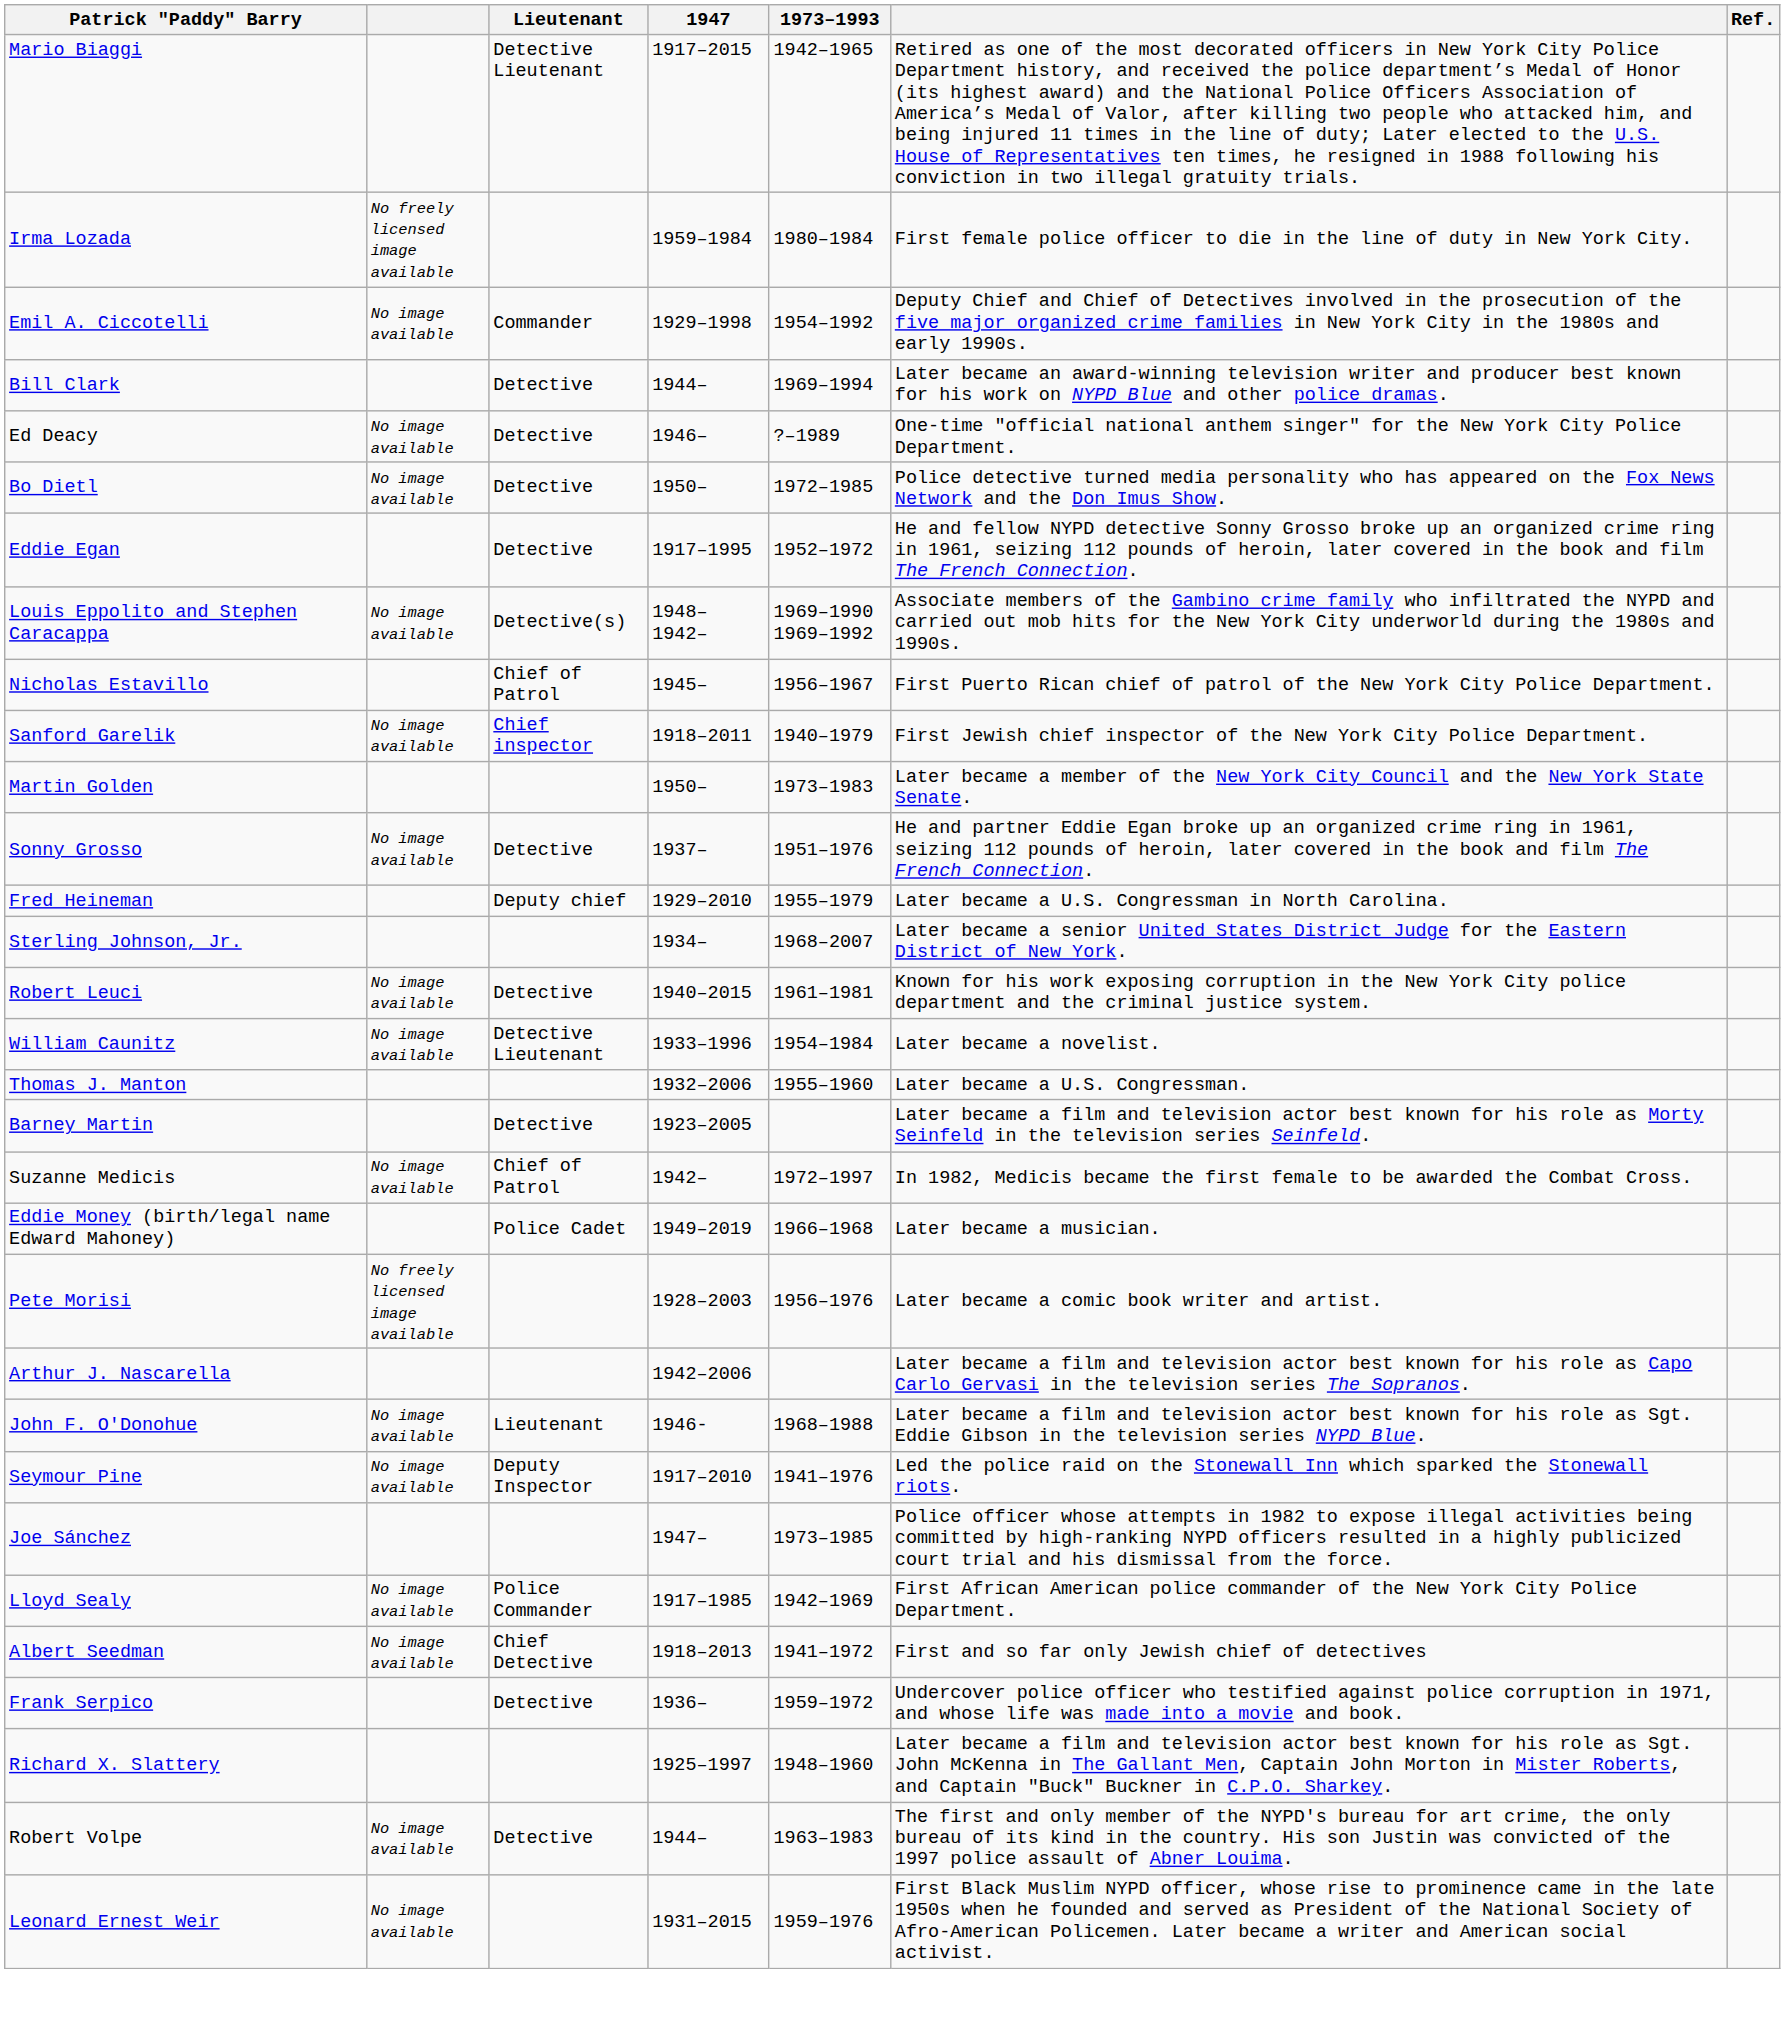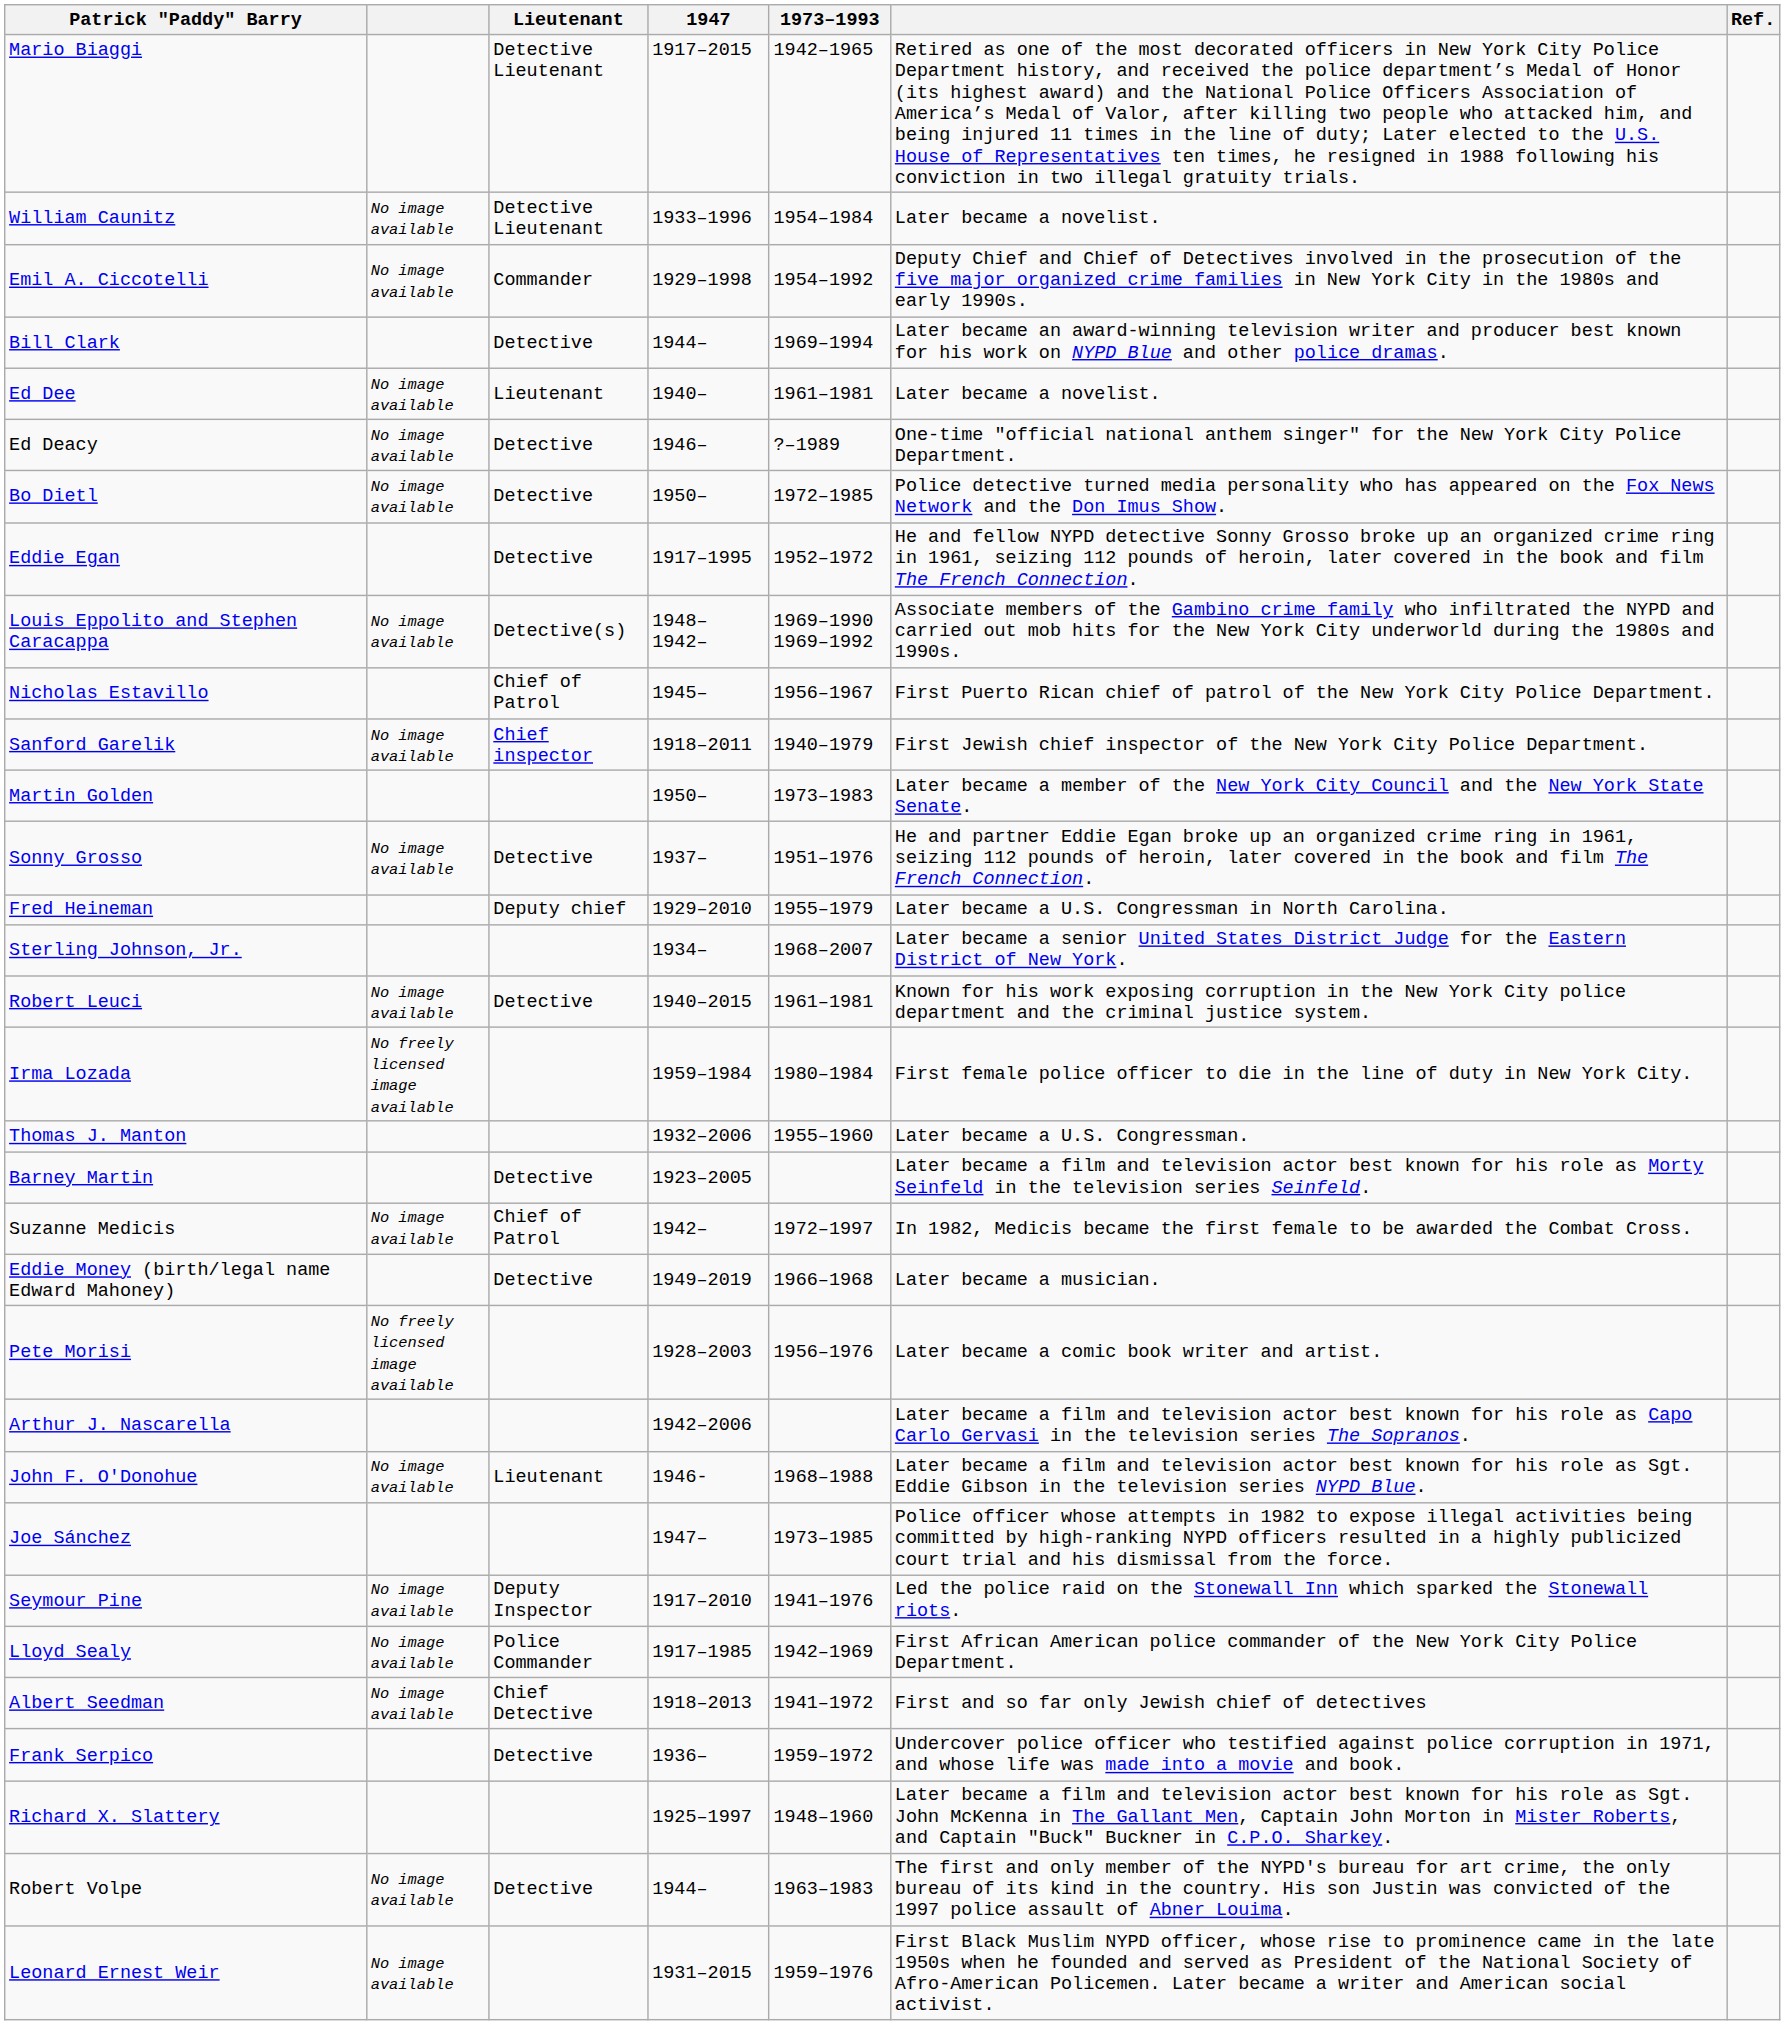rows swapped: (92, 1044) <-> (70, 240)
+ row: (42, 394)
(560, 1229) Police Cadet -> (543, 1280) Detective
rows swapped: (76, 1477) <-> (70, 1539)
